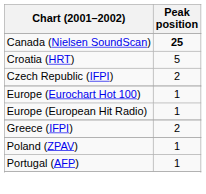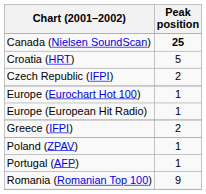+ row: (79, 180)
